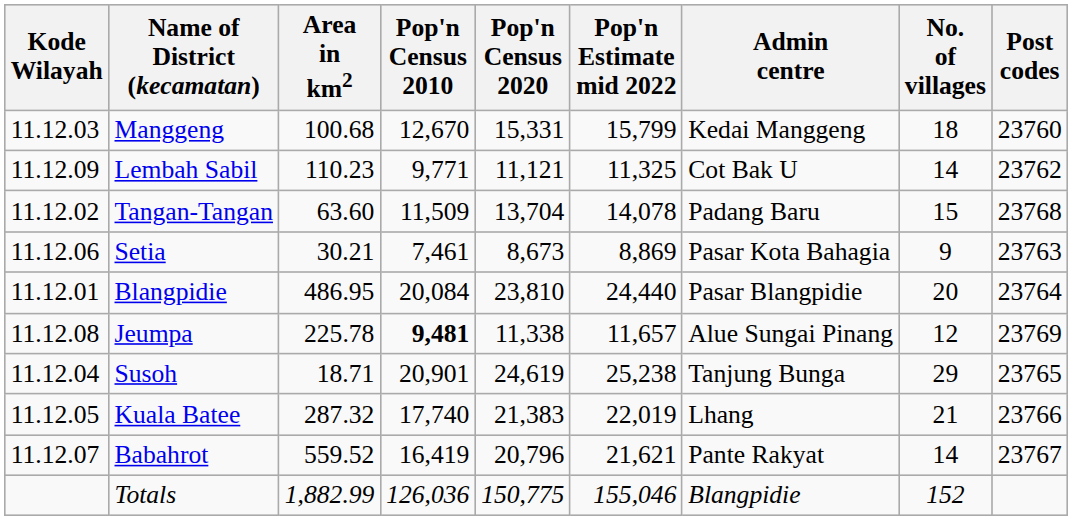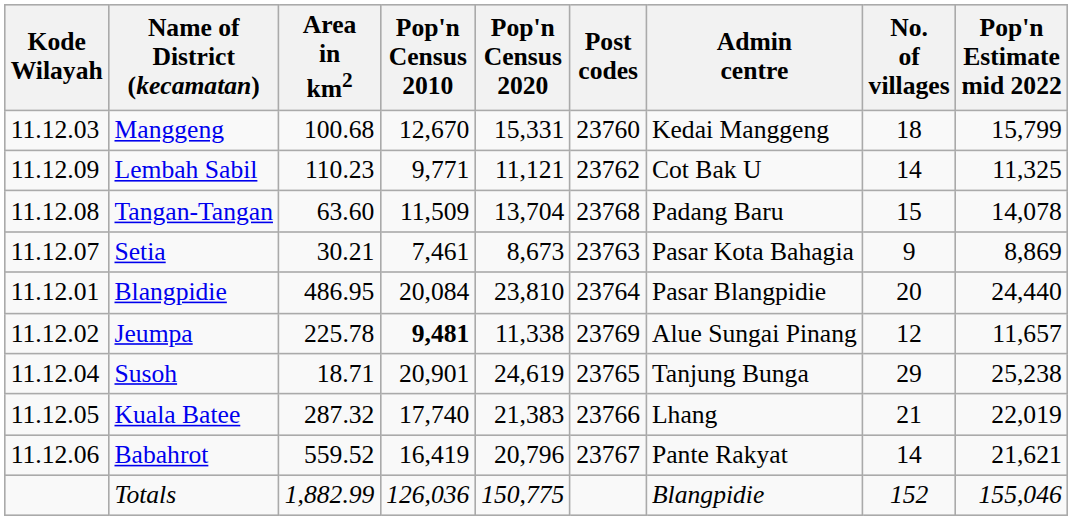columns swapped: (626, 57) <-> (1030, 57)
(55, 211) 11.12.02 -> (55, 211) 11.12.08
(55, 251) 11.12.06 -> (55, 251) 11.12.07
(55, 332) 11.12.08 -> (55, 332) 11.12.02
(55, 454) 11.12.07 -> (55, 454) 11.12.06
